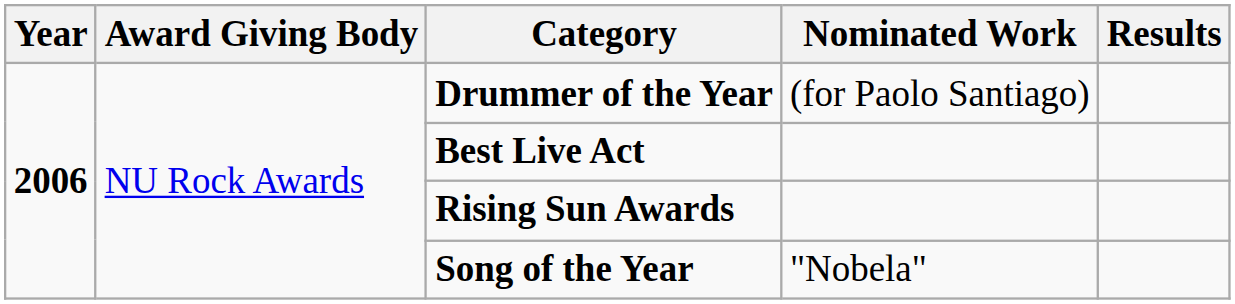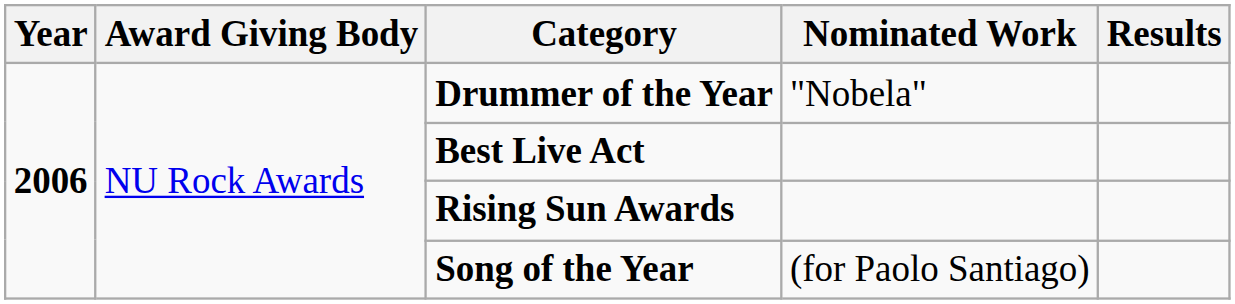(940, 92) (for Paolo Santiago) -> (858, 92) "Nobela"
(858, 268) "Nobela" -> (940, 268) (for Paolo Santiago)
